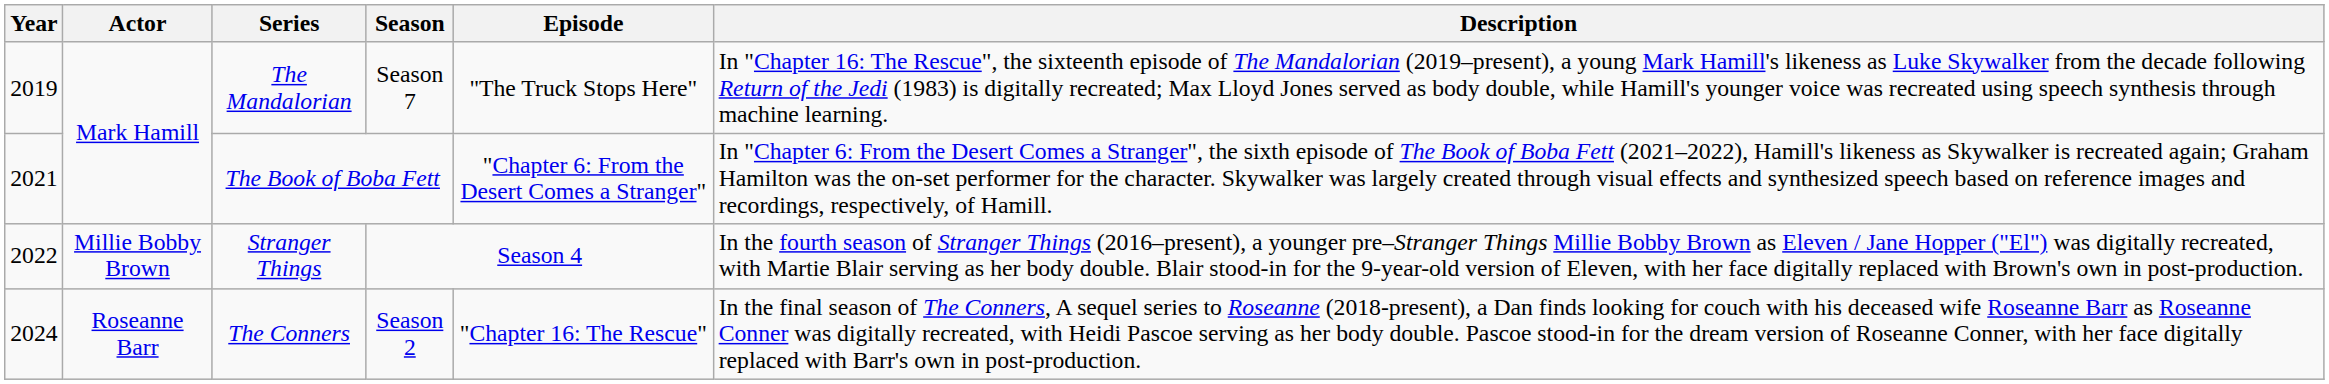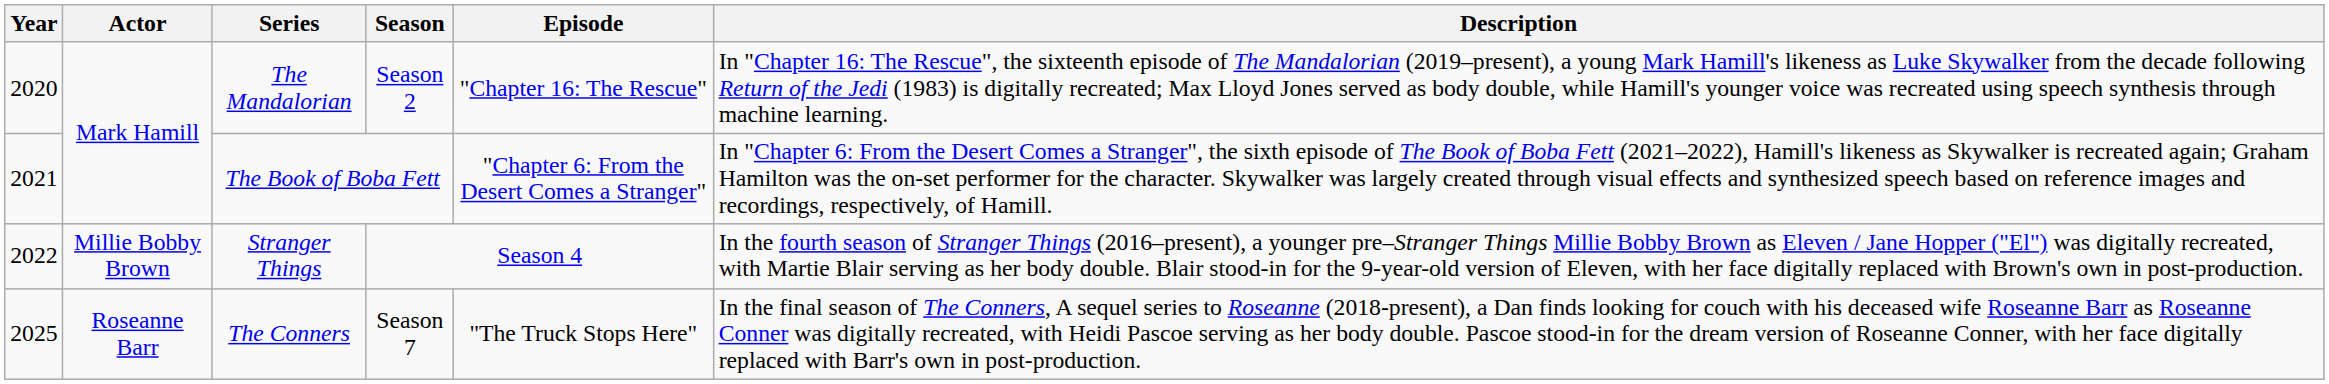(34, 87) 2019 -> (34, 87) 2020
(410, 87) Season 7 -> (410, 87) Season 2
(583, 87) "The Truck Stops Here" -> (583, 87) "Chapter 16: The Rescue"
(34, 333) 2024 -> (34, 333) 2025
(410, 333) Season 2 -> (410, 333) Season 7
(583, 333) "Chapter 16: The Rescue" -> (583, 333) "The Truck Stops Here"
